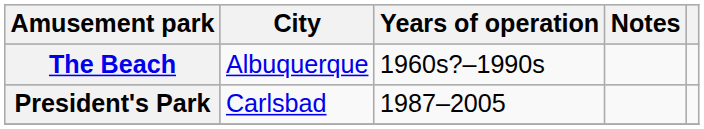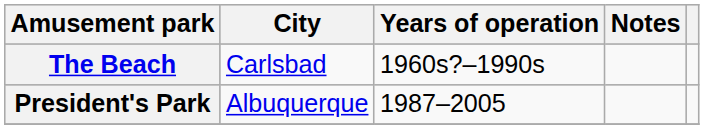(297, 64) Albuquerque -> (276, 64) Carlsbad
(276, 104) Carlsbad -> (297, 104) Albuquerque
